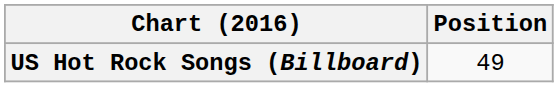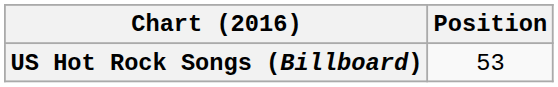(490, 63) 49 -> (490, 63) 53
